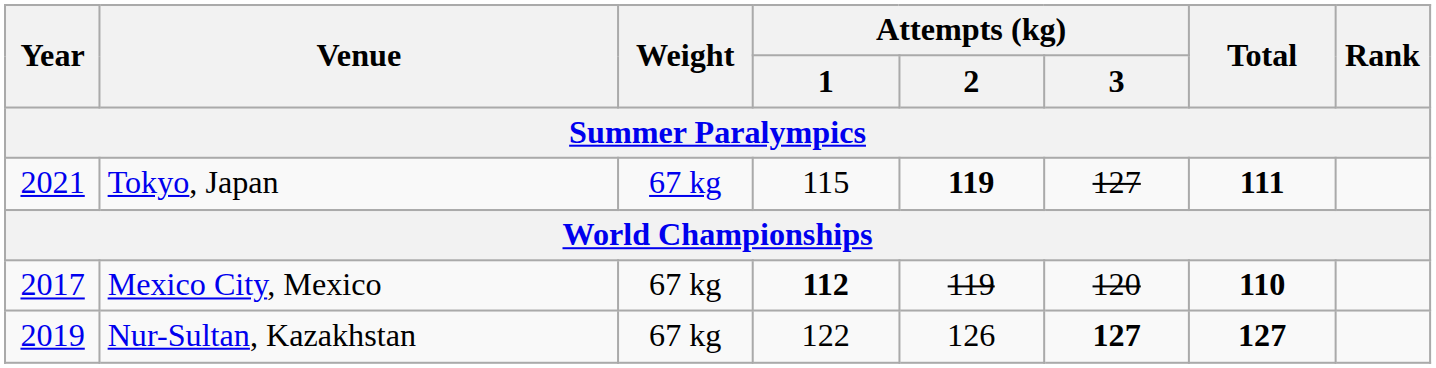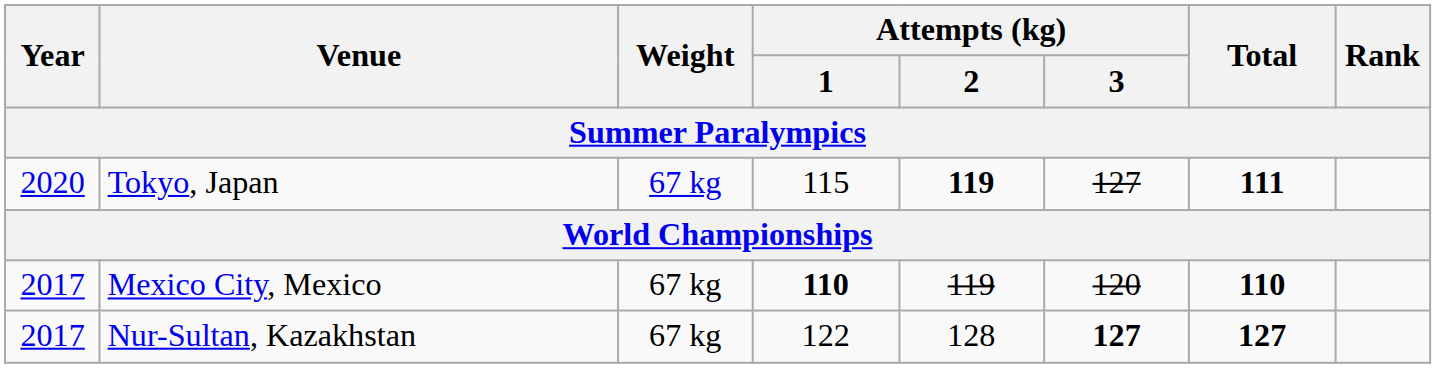(53, 183) 2021 -> (53, 183) 2020
(826, 285) 112 -> (826, 285) 110
(53, 336) 2019 -> (53, 336) 2017
(971, 336) 126 -> (971, 336) 128
